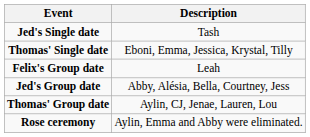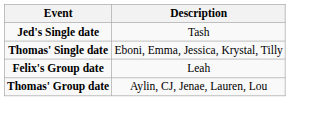- row: (58, 86)
- row: (58, 123)
